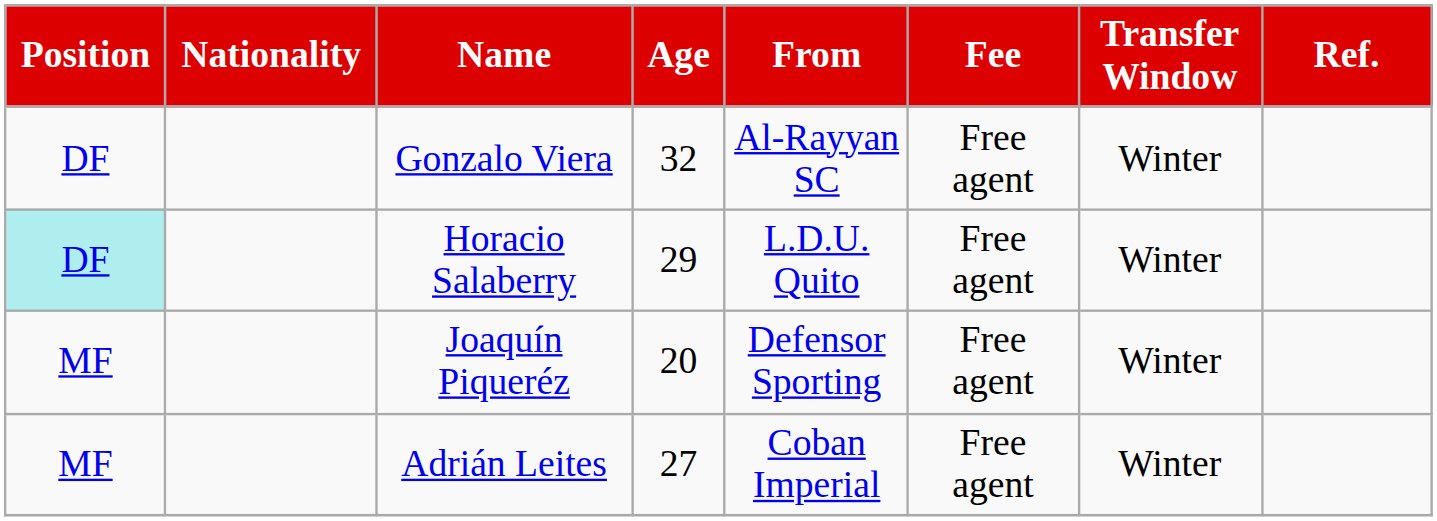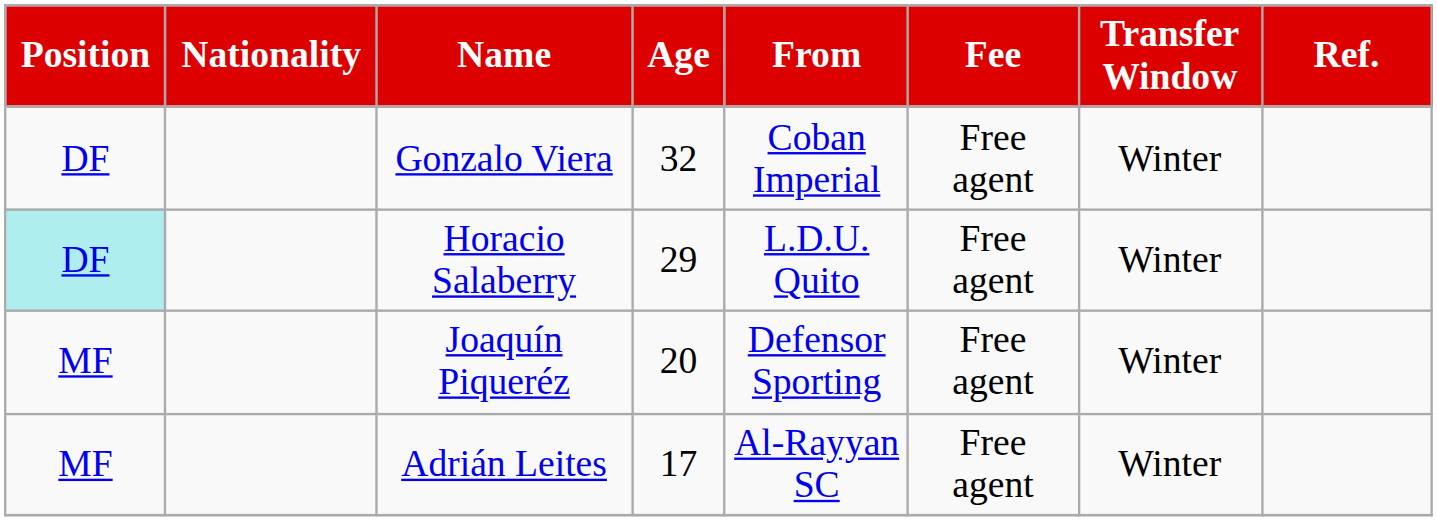(817, 157) Al-Rayyan SC -> (817, 157) Coban Imperial
(679, 463) 27 -> (679, 463) 17
(817, 463) Coban Imperial -> (817, 463) Al-Rayyan SC
